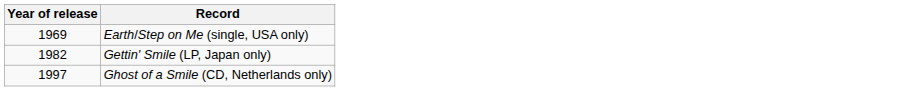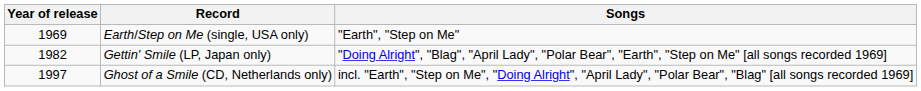+ column: (626, 14)
